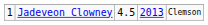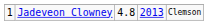(126, 12) 4.5 -> (126, 12) 4.8
